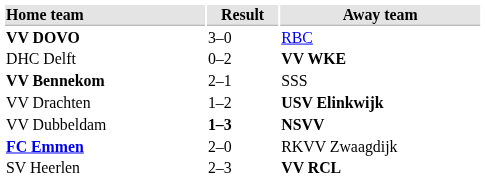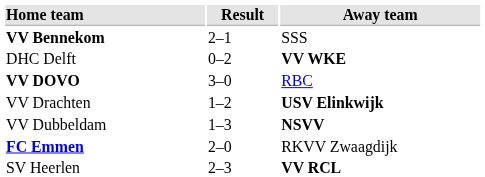rows swapped: (55, 81) <-> (43, 37)
(220, 124) bold -> (220, 124) normal
